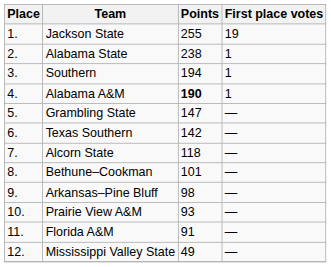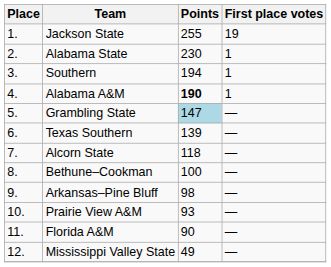(191, 53) 238 -> (191, 53) 230
(191, 113) no background -> (191, 113) lightblue background
(191, 133) 142 -> (191, 133) 139
(191, 172) 101 -> (191, 172) 100
(188, 232) 91 -> (188, 232) 90
